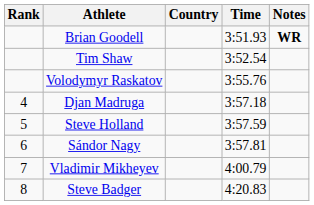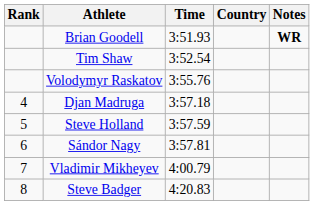columns swapped: (194, 15) <-> (246, 15)
